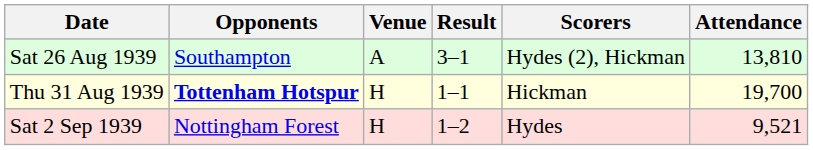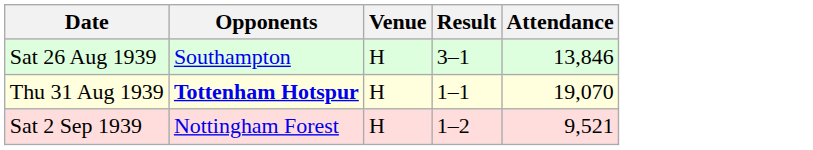- column: (596, 21)
(377, 56) A -> (377, 56) H
(772, 56) 13,810 -> (584, 56) 13,846
(772, 91) 19,700 -> (584, 91) 19,070
